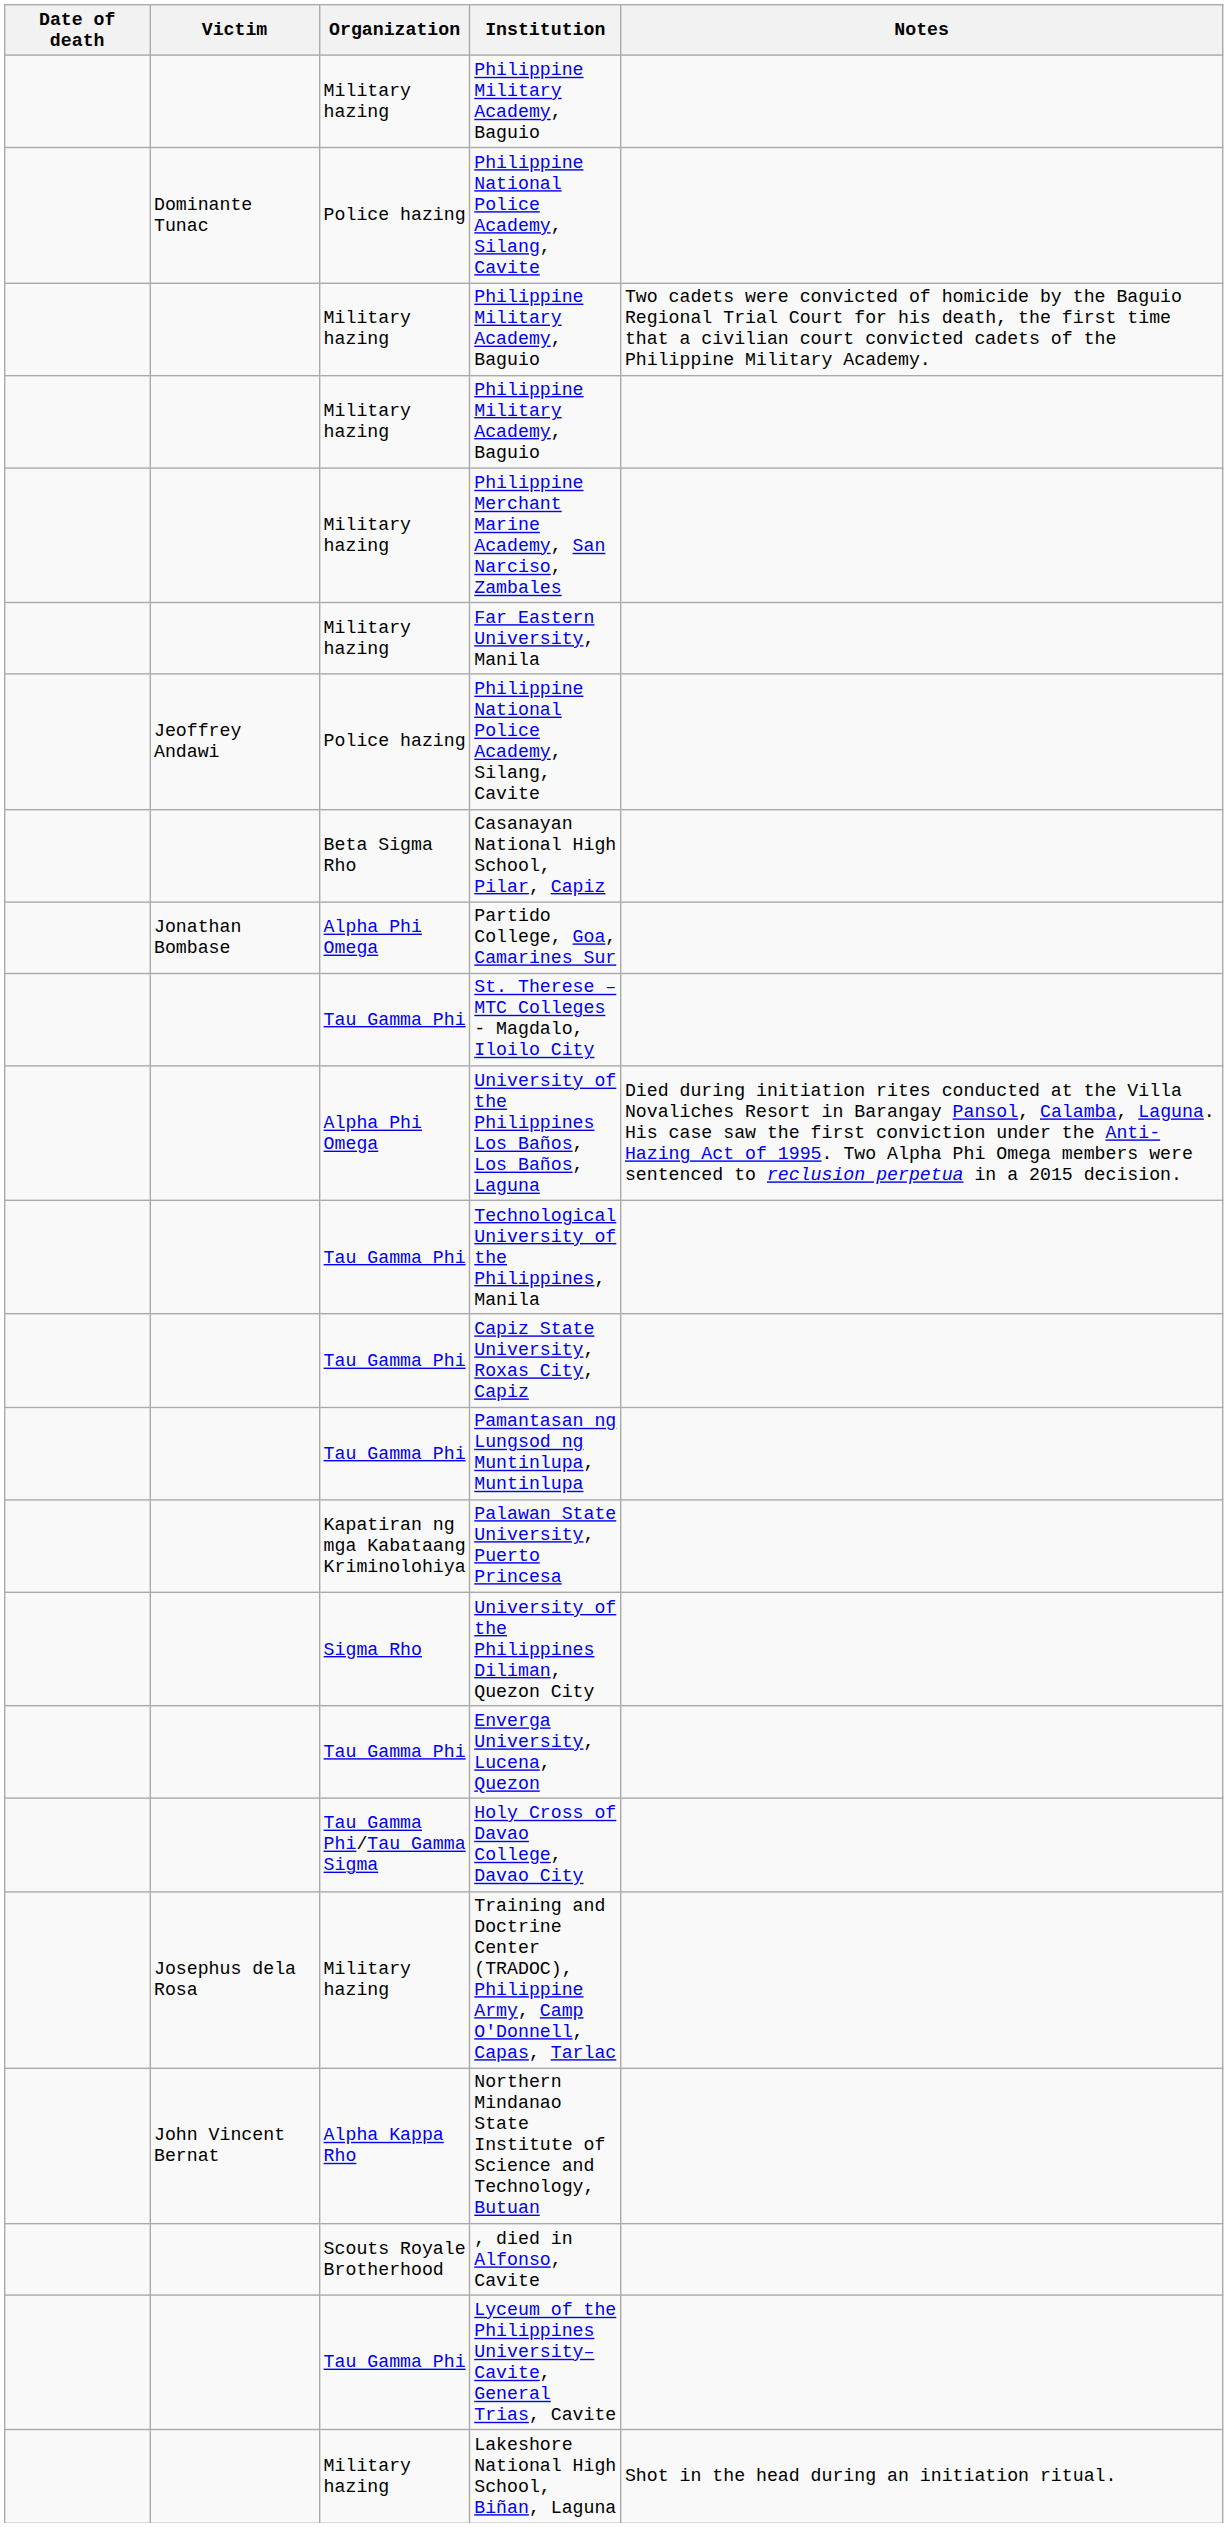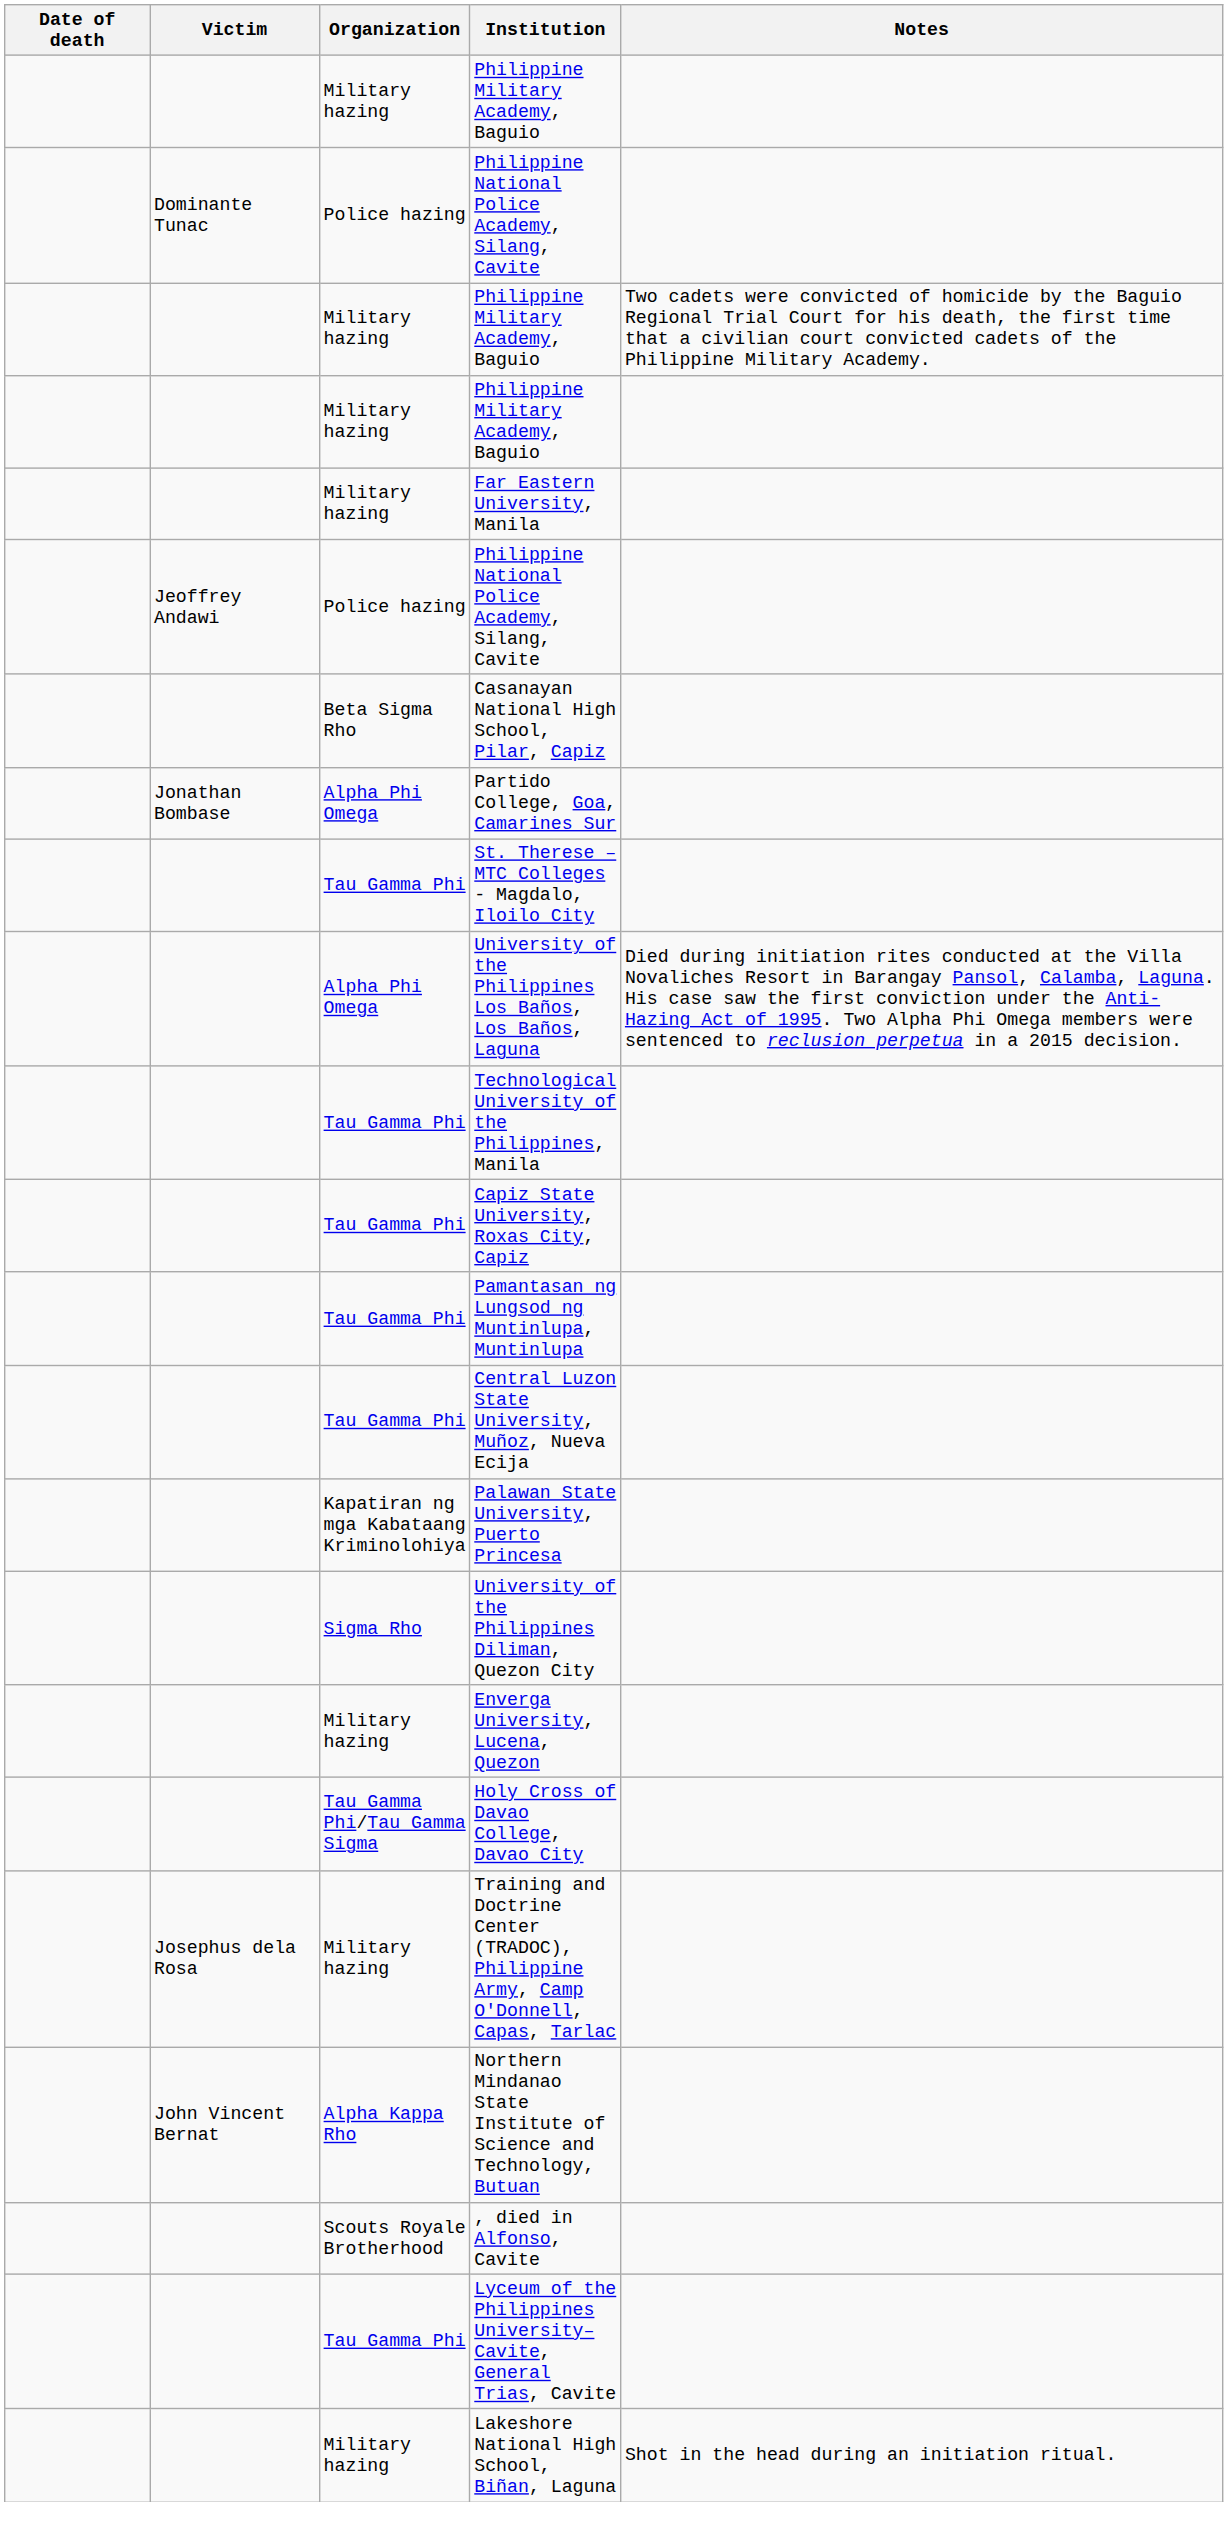- row: (234, 535)
+ row: (234, 1422)
(395, 1752) Tau Gamma Phi -> (367, 1731) Military hazing
